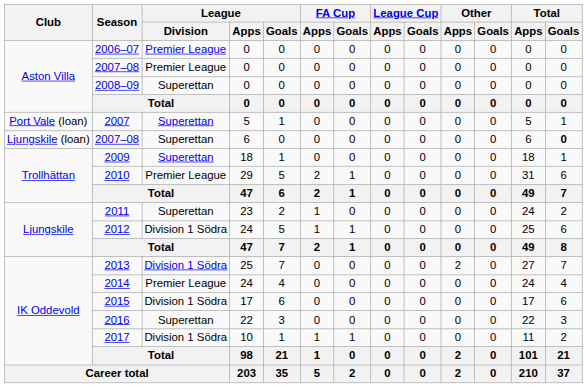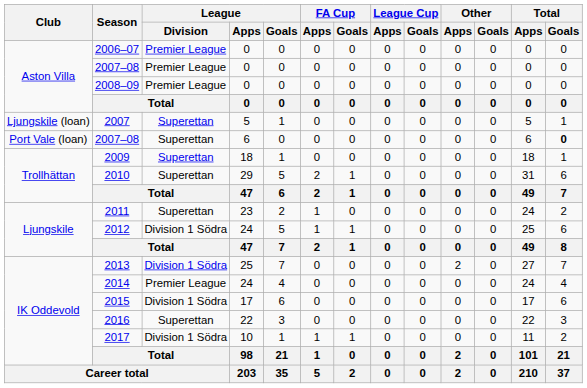(186, 85) Superettan -> (186, 85) Premier League
(48, 121) Port Vale (loan) -> (48, 121) Ljungskile (loan)
(48, 139) Ljungskile (loan) -> (48, 139) Port Vale (loan)
(186, 175) Premier League -> (186, 175) Superettan
